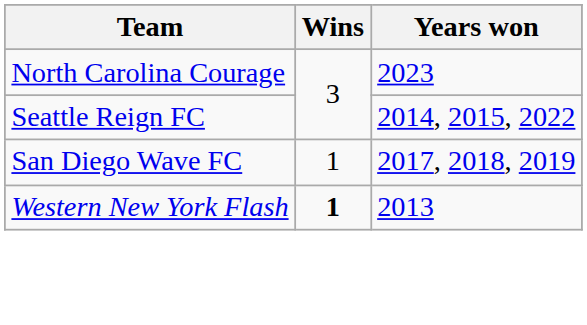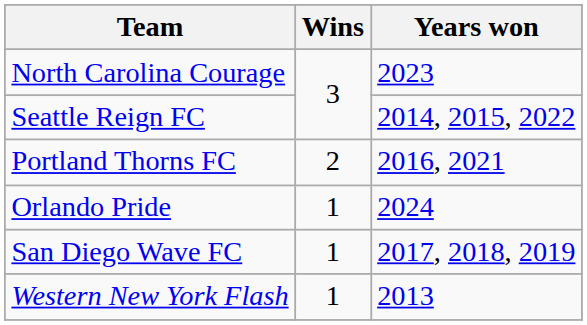+ row: (124, 161)
+ row: (91, 206)
(333, 206) bold -> (333, 296) normal
